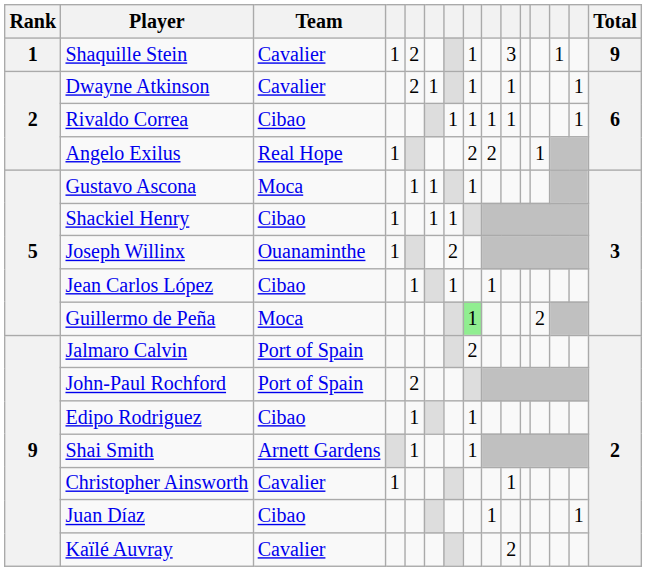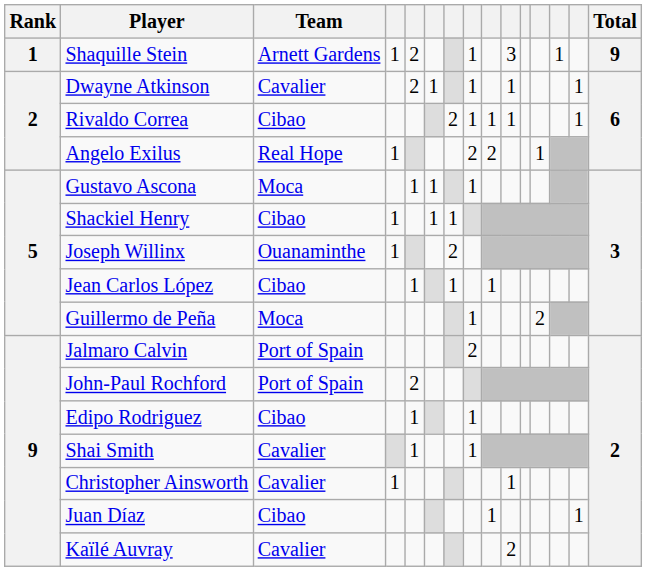(292, 54) Cavalier -> (319, 54) Arnett Gardens
(453, 120) 1 -> (453, 120) 2
(472, 318) lightgreen background -> (472, 318) no background
(319, 450) Arnett Gardens -> (292, 450) Cavalier
